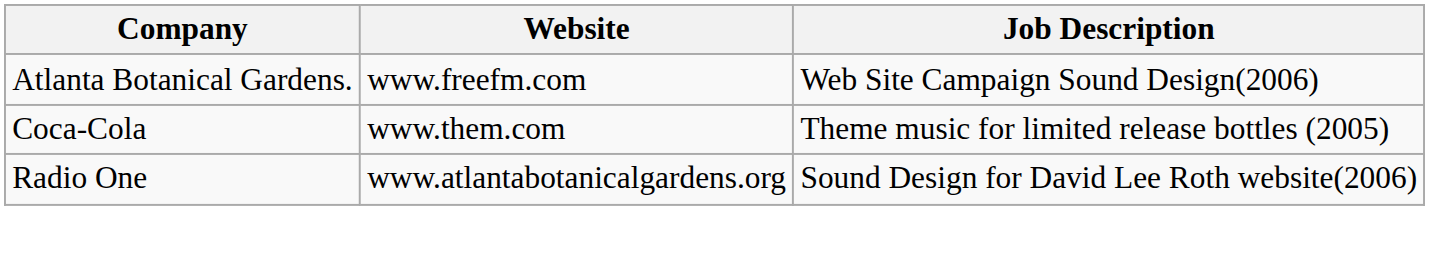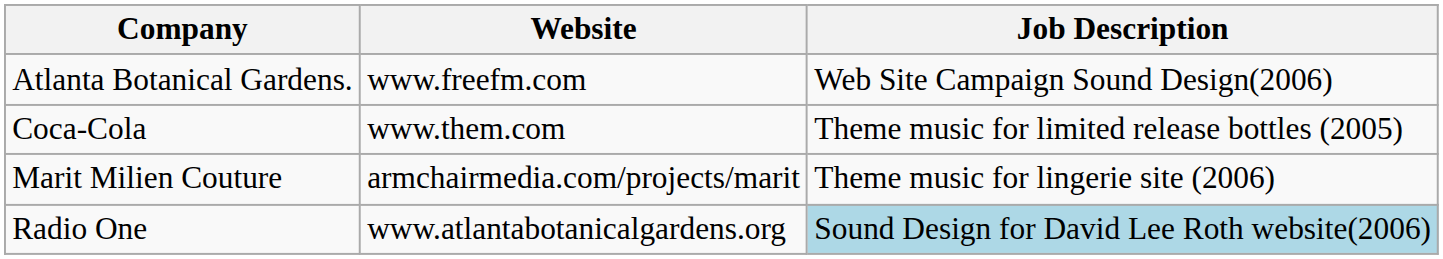+ row: (147, 178)
(1109, 178) no background -> (1123, 228) lightblue background
